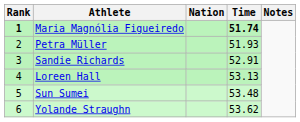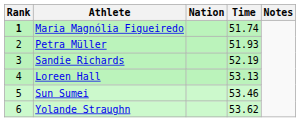(244, 29) bold -> (244, 29) normal
(244, 61) 52.91 -> (244, 61) 52.19
(244, 93) 53.48 -> (244, 93) 53.46
